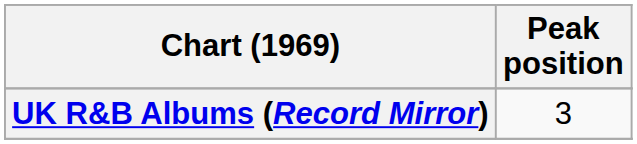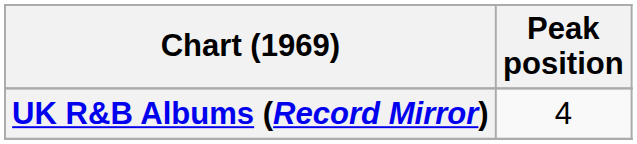(563, 113) 3 -> (563, 113) 4
